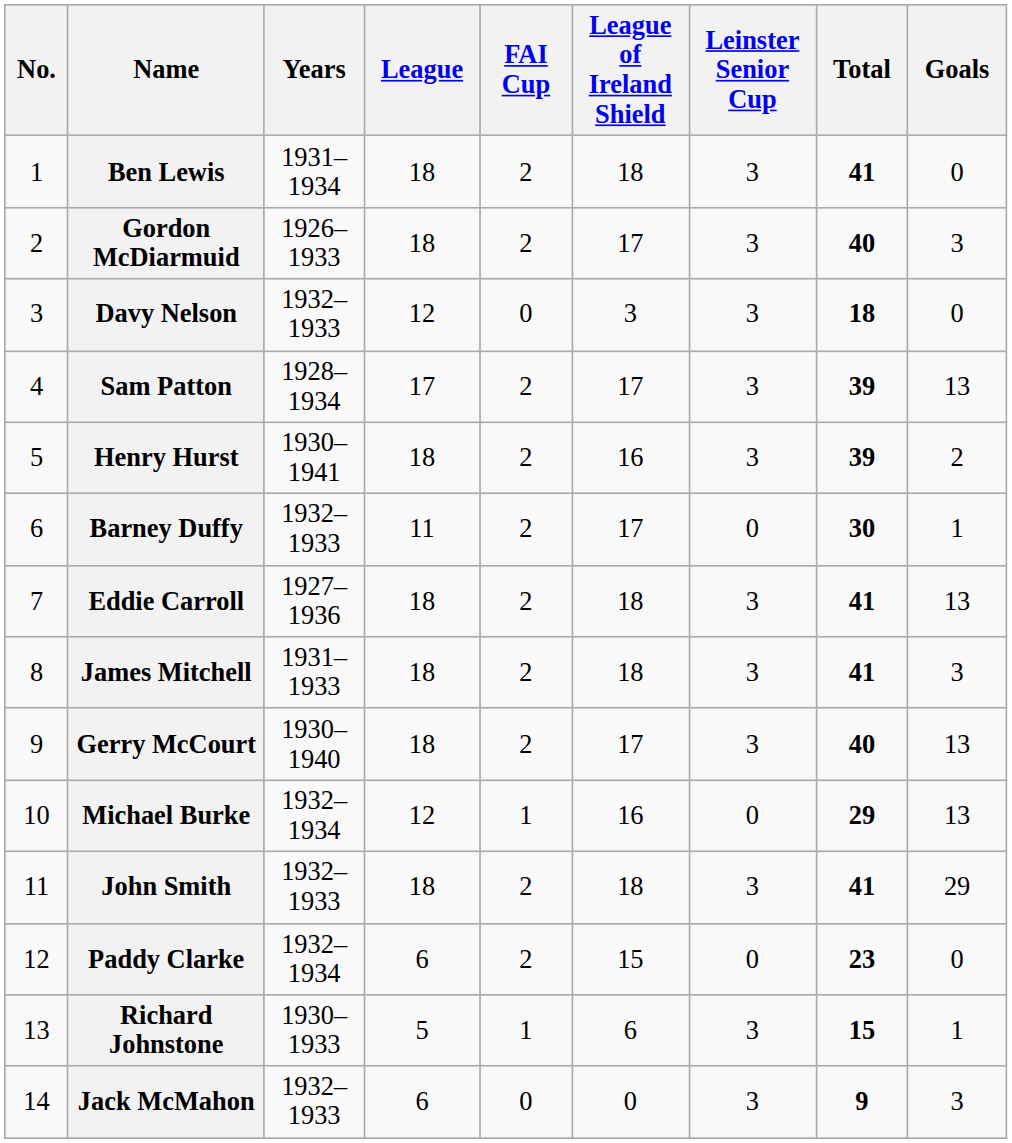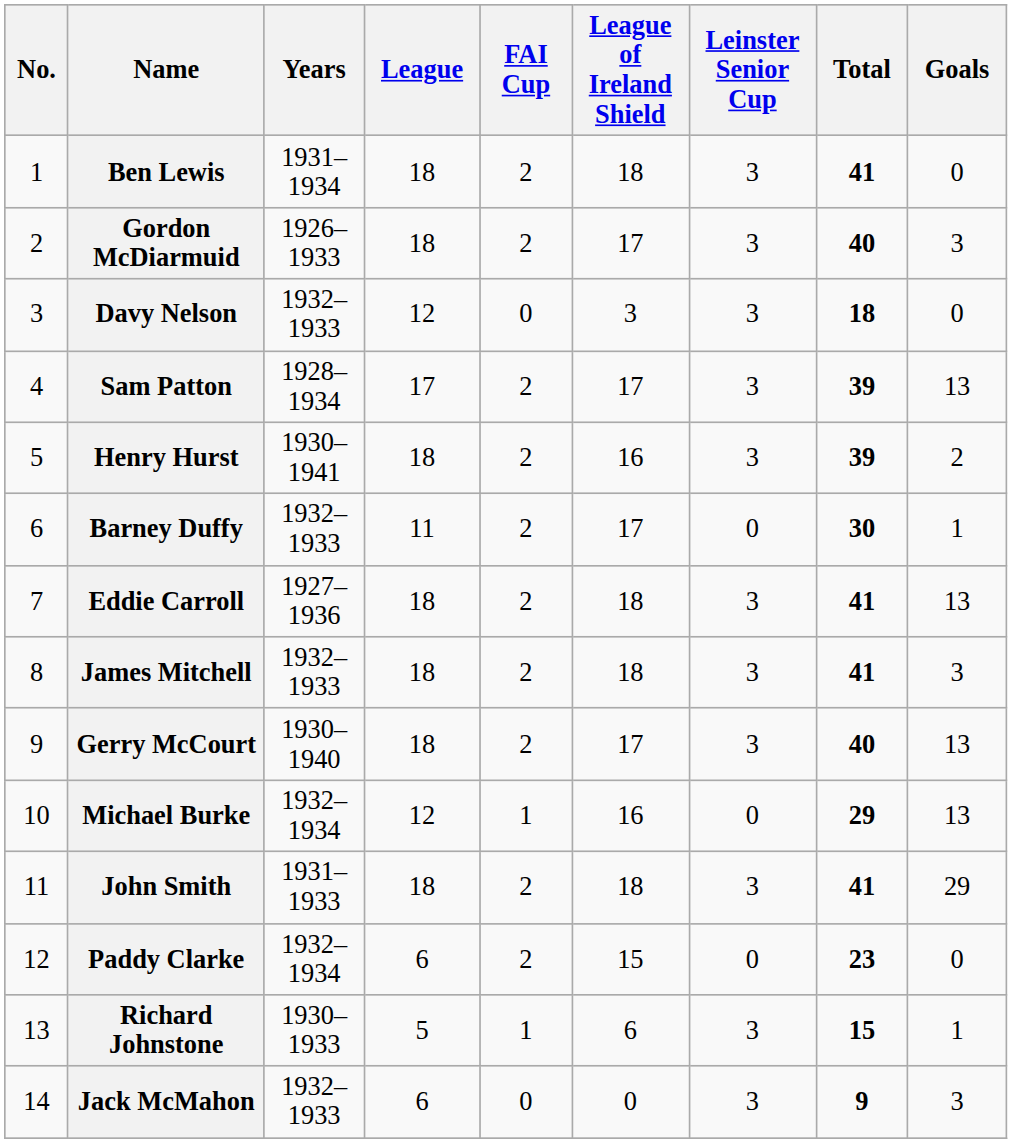(314, 672) 1931–1933 -> (314, 672) 1932–1933
(314, 886) 1932–1933 -> (314, 886) 1931–1933
